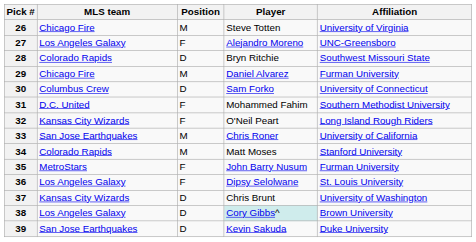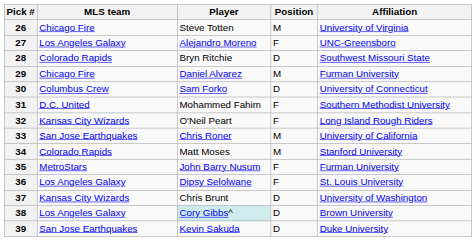columns swapped: (271, 12) <-> (201, 12)
